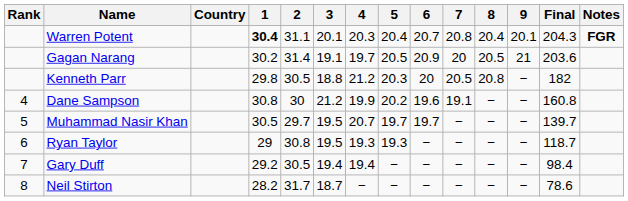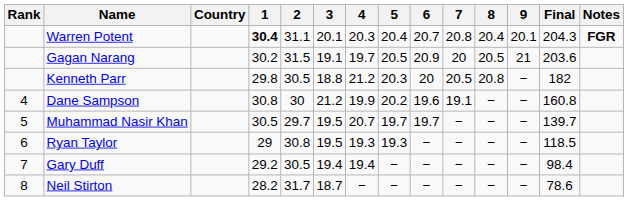(297, 57) 31.4 -> (297, 57) 31.5
(560, 143) 118.7 -> (560, 143) 118.5
